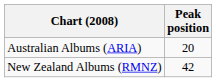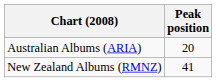(188, 67) 42 -> (188, 67) 41
